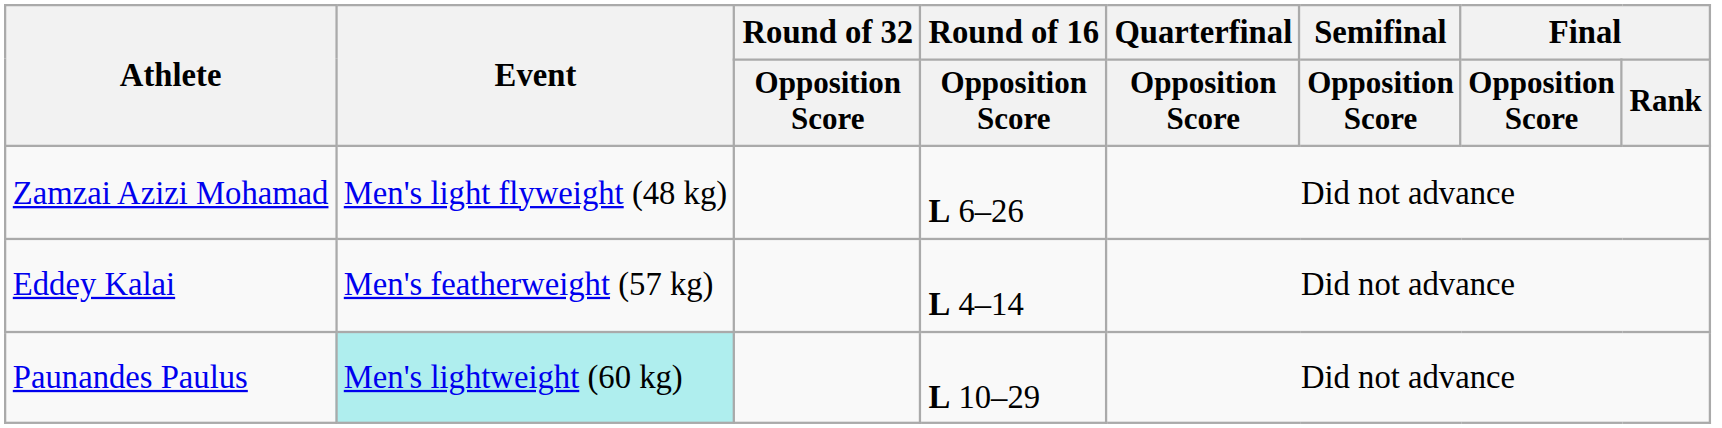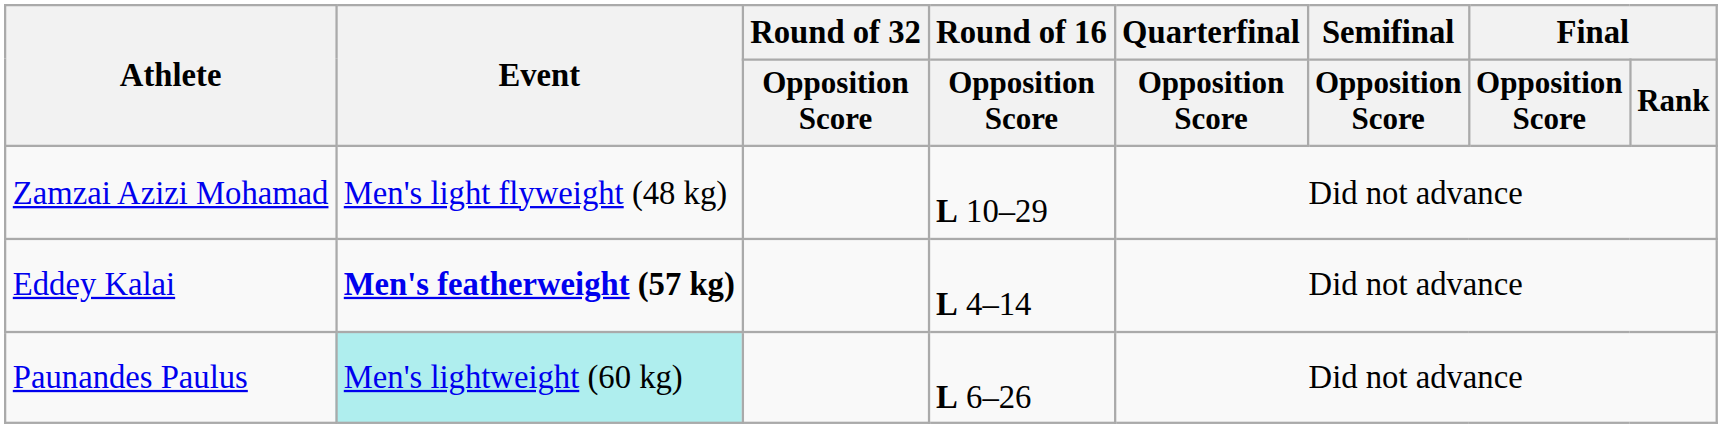(976, 211) L 6–26 -> (992, 211) L 10–29
(529, 284) normal -> (539, 284) bold
(984, 396) L 10–29 -> (984, 396) L 6–26
